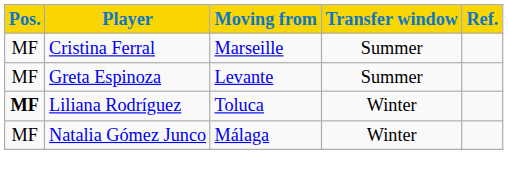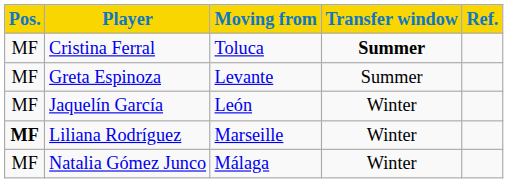(249, 47) Marseille -> (239, 47) Toluca
(392, 47) normal -> (392, 47) bold
+ row: (106, 105)
(239, 105) Toluca -> (249, 134) Marseille
